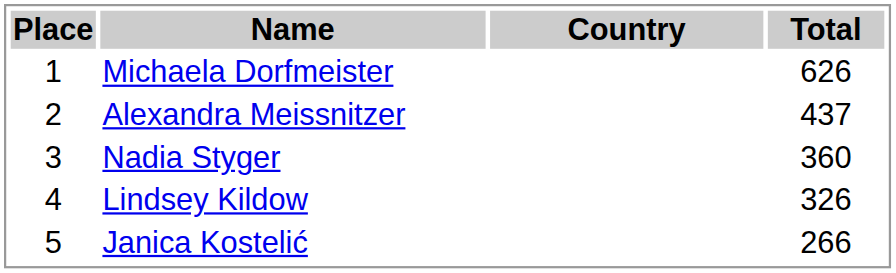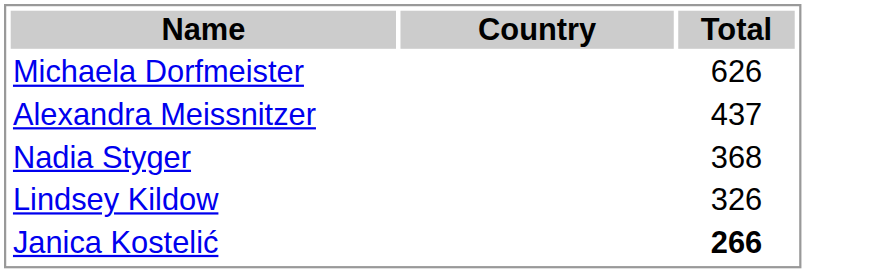- column: (53, 30)
(826, 157) 360 -> (736, 157) 368
(826, 243) normal -> (736, 243) bold
